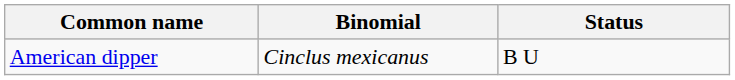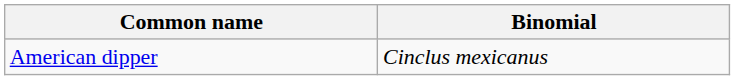- column: (614, 21)
